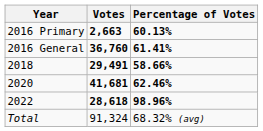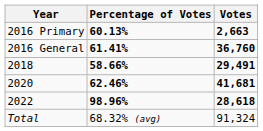columns swapped: (109, 14) <-> (194, 14)
